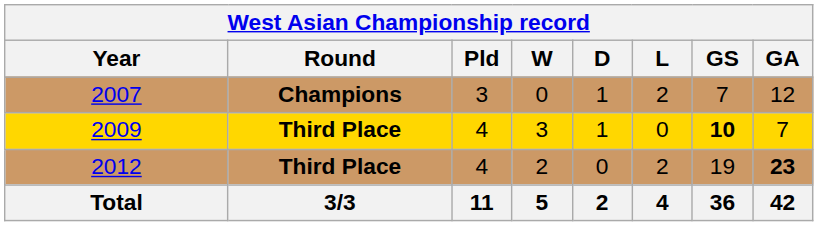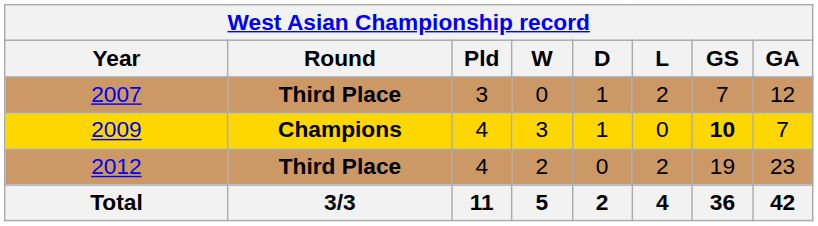(340, 94) Champions -> (340, 94) Third Place
(340, 130) Third Place -> (340, 130) Champions
(783, 166) bold -> (783, 166) normal
